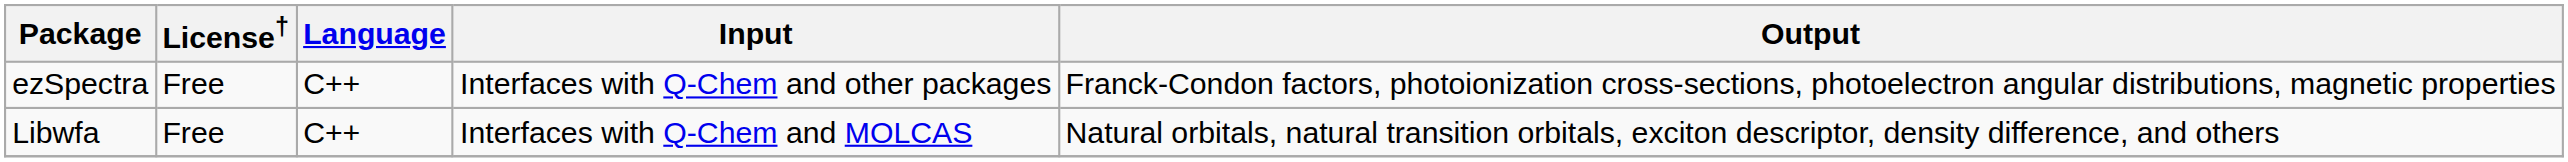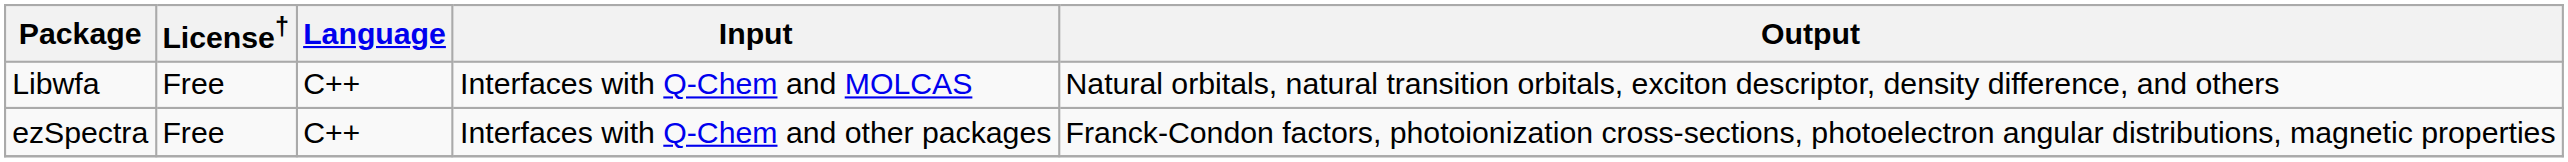rows swapped: (80, 85) <-> (56, 133)
